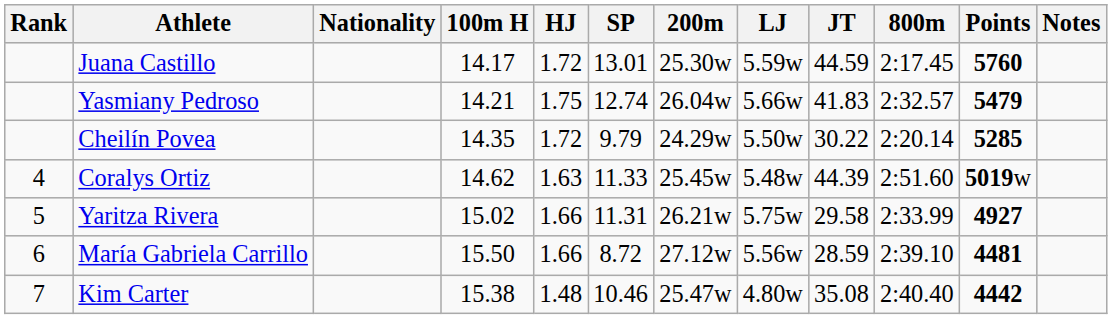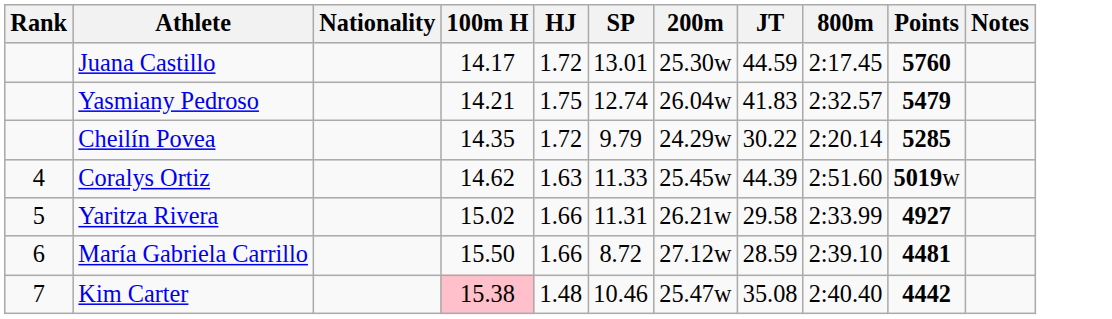- column: (773, 23)
(487, 293) no background -> (487, 293) pink background
